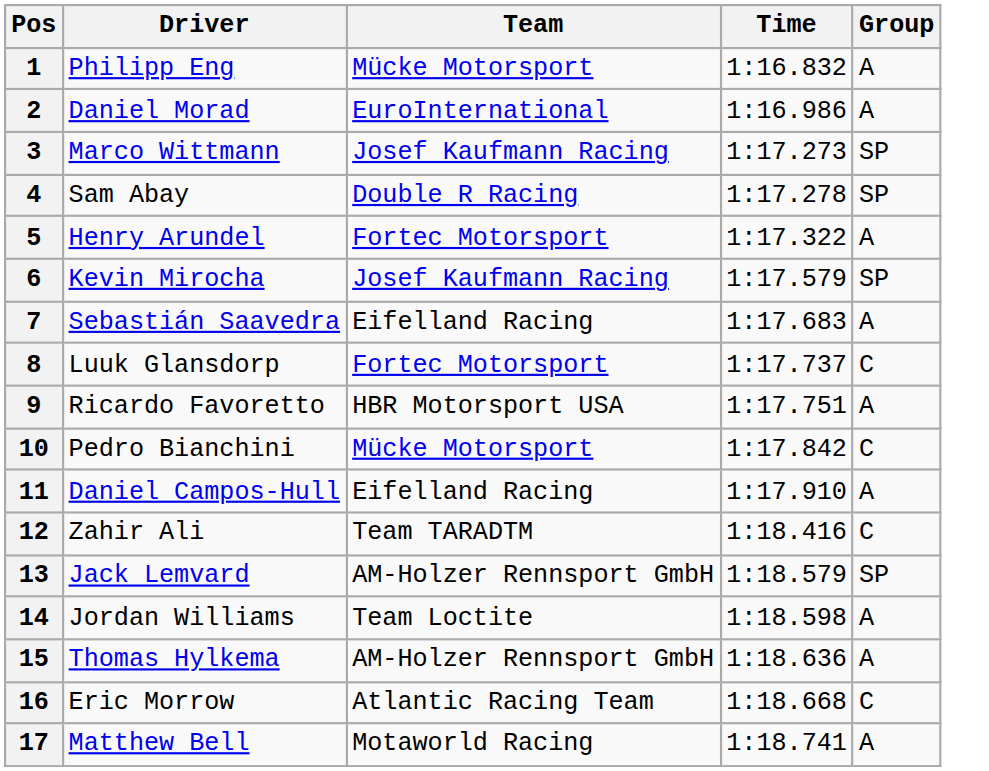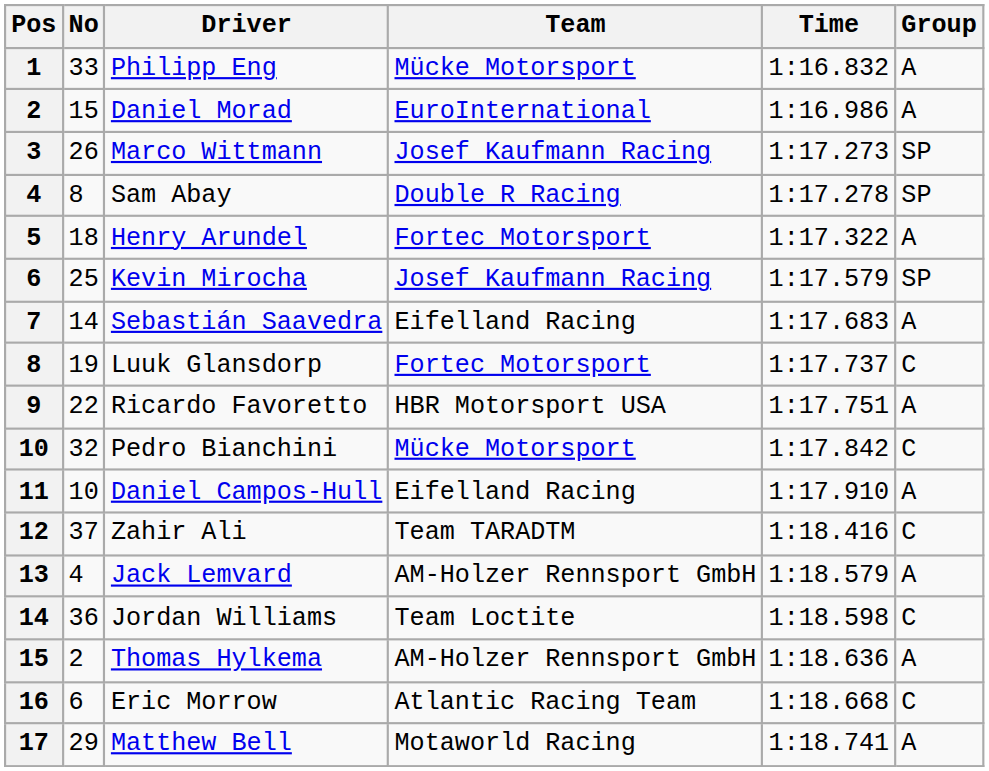+ column: (84, 26)
(874, 575) SP -> (909, 575) A
(867, 618) A -> (909, 618) C
